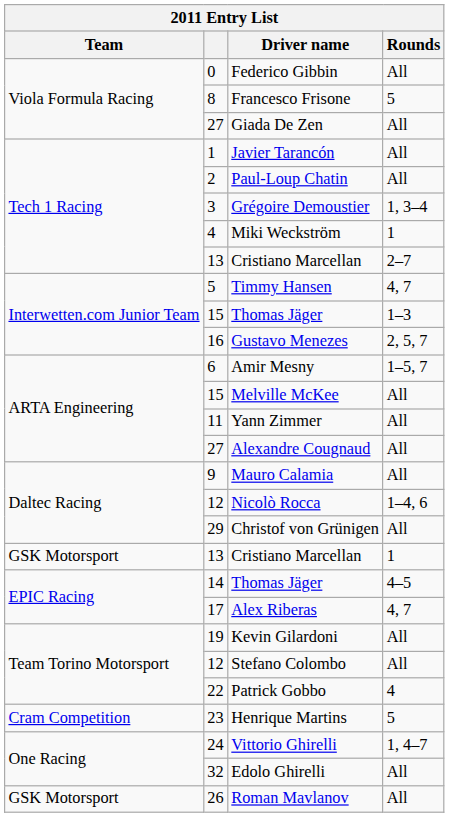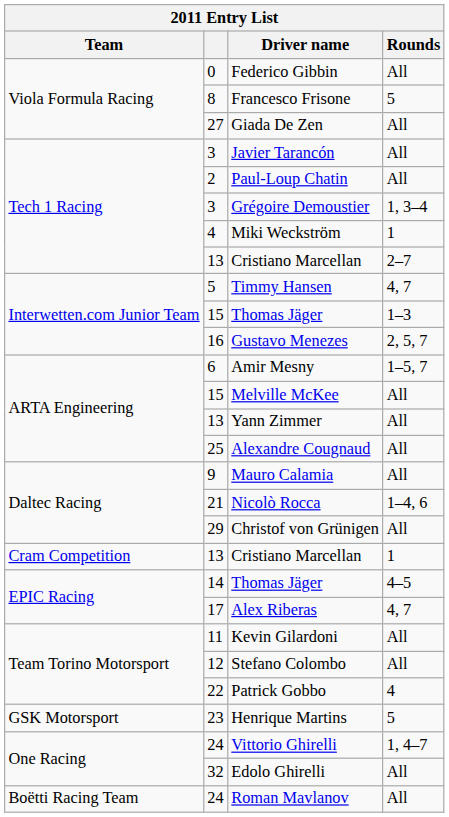(211, 152) 1 -> (211, 152) 3
(215, 421) 11 -> (215, 421) 13
(215, 448) 27 -> (215, 448) 25
(215, 502) 12 -> (215, 502) 21
(64, 556) GSK Motorsport -> (69, 556) Cram Competition
(215, 636) 19 -> (215, 636) 11
(69, 717) Cram Competition -> (64, 717) GSK Motorsport
(64, 798) GSK Motorsport -> (73, 798) Boëtti Racing Team
(215, 798) 26 -> (215, 798) 24
